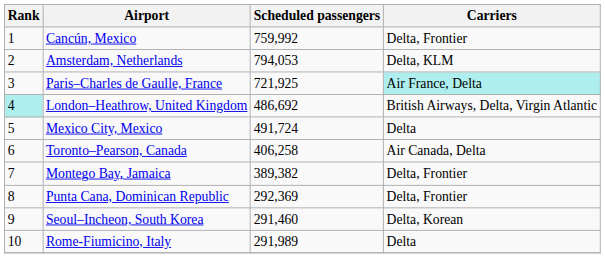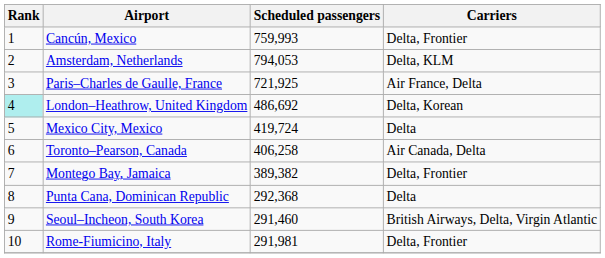(276, 38) 759,992 -> (276, 38) 759,993
(434, 83) paleturquoise background -> (434, 83) no background
(492, 106) British Airways, Delta, Virgin Atlantic -> (425, 106) Delta, Korean
(276, 128) 491,724 -> (276, 128) 419,724
(276, 196) 292,369 -> (276, 196) 292,368
(427, 196) Delta, Frontier -> (401, 196) Delta
(425, 218) Delta, Korean -> (492, 218) British Airways, Delta, Virgin Atlantic
(276, 241) 291,989 -> (276, 241) 291,981
(401, 241) Delta -> (427, 241) Delta, Frontier
